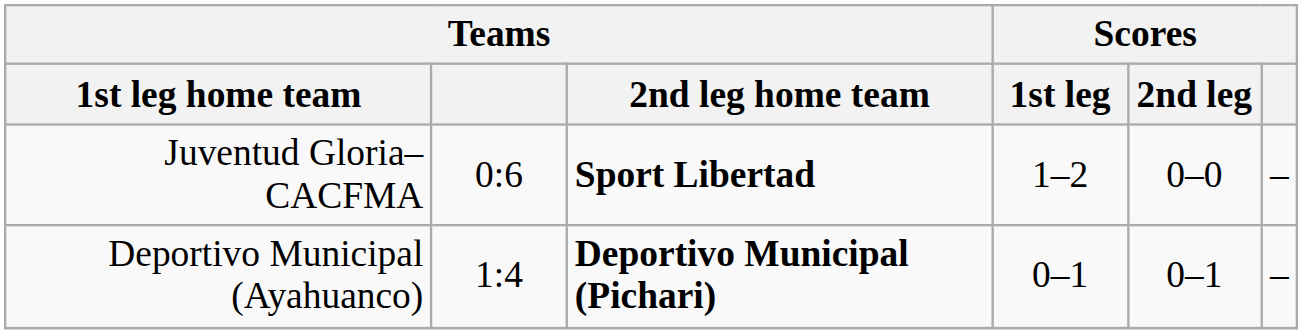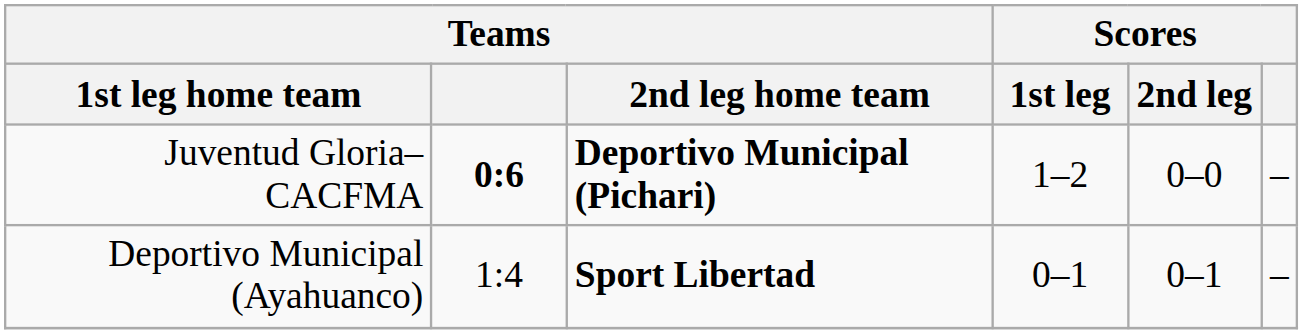(499, 174) normal -> (499, 174) bold
(695, 174) Sport Libertad -> (742, 174) Deportivo Municipal (Pichari)
(742, 275) Deportivo Municipal (Pichari) -> (695, 275) Sport Libertad
